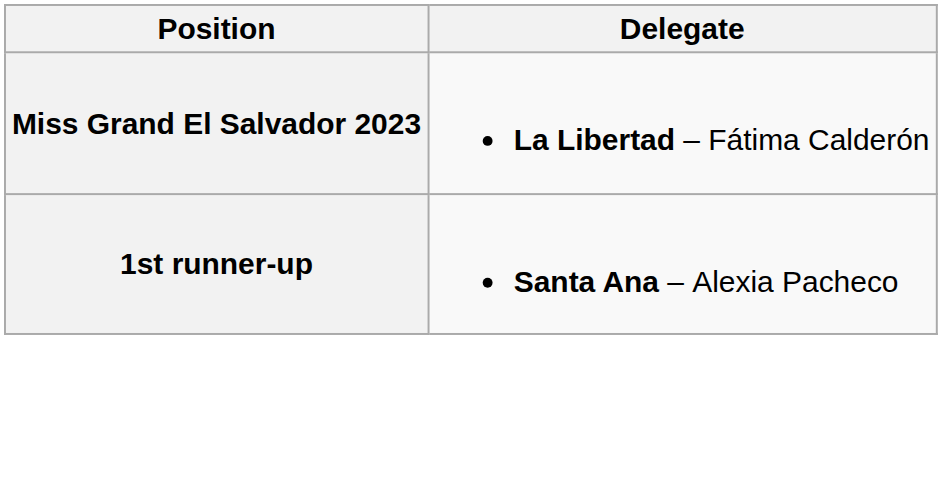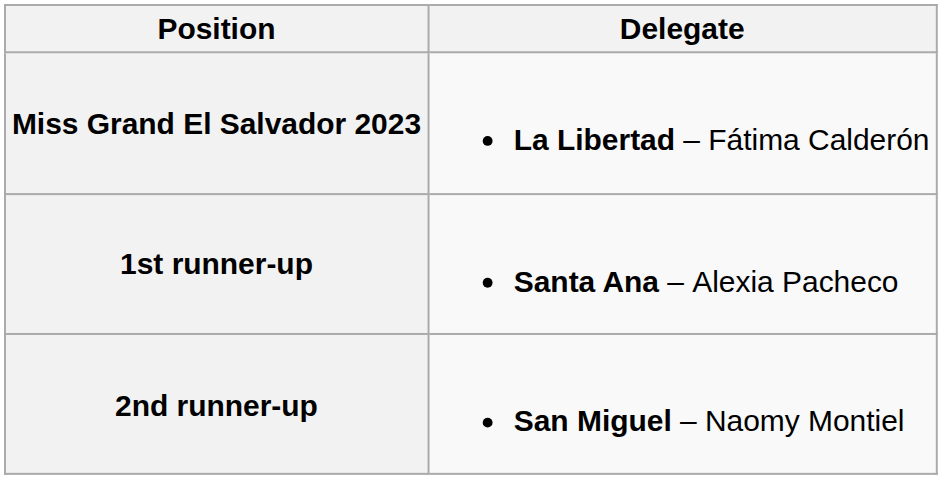+ row: (216, 404)
